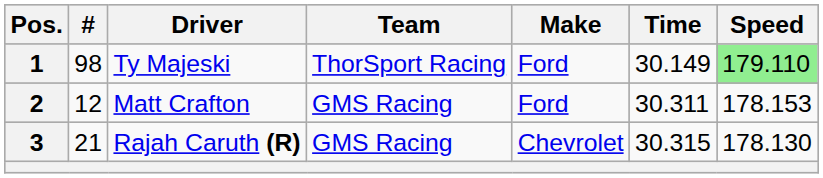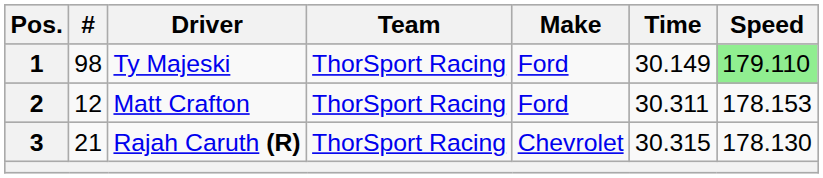(382, 103) GMS Racing -> (409, 103) ThorSport Racing
(382, 142) GMS Racing -> (409, 142) ThorSport Racing
